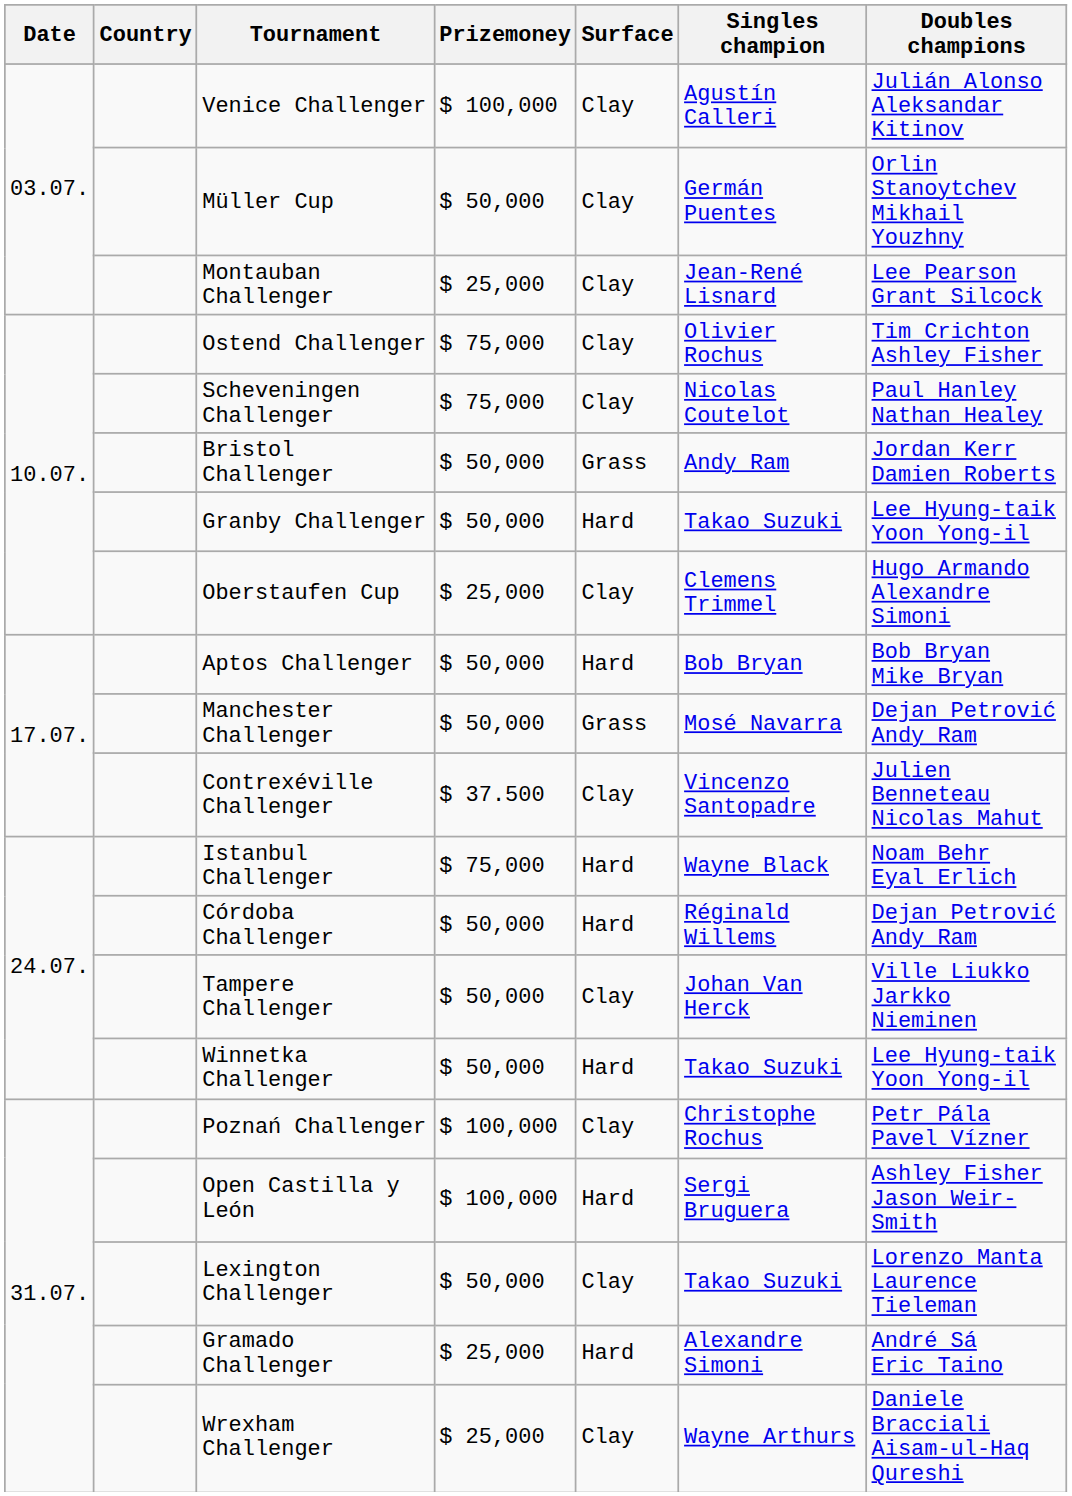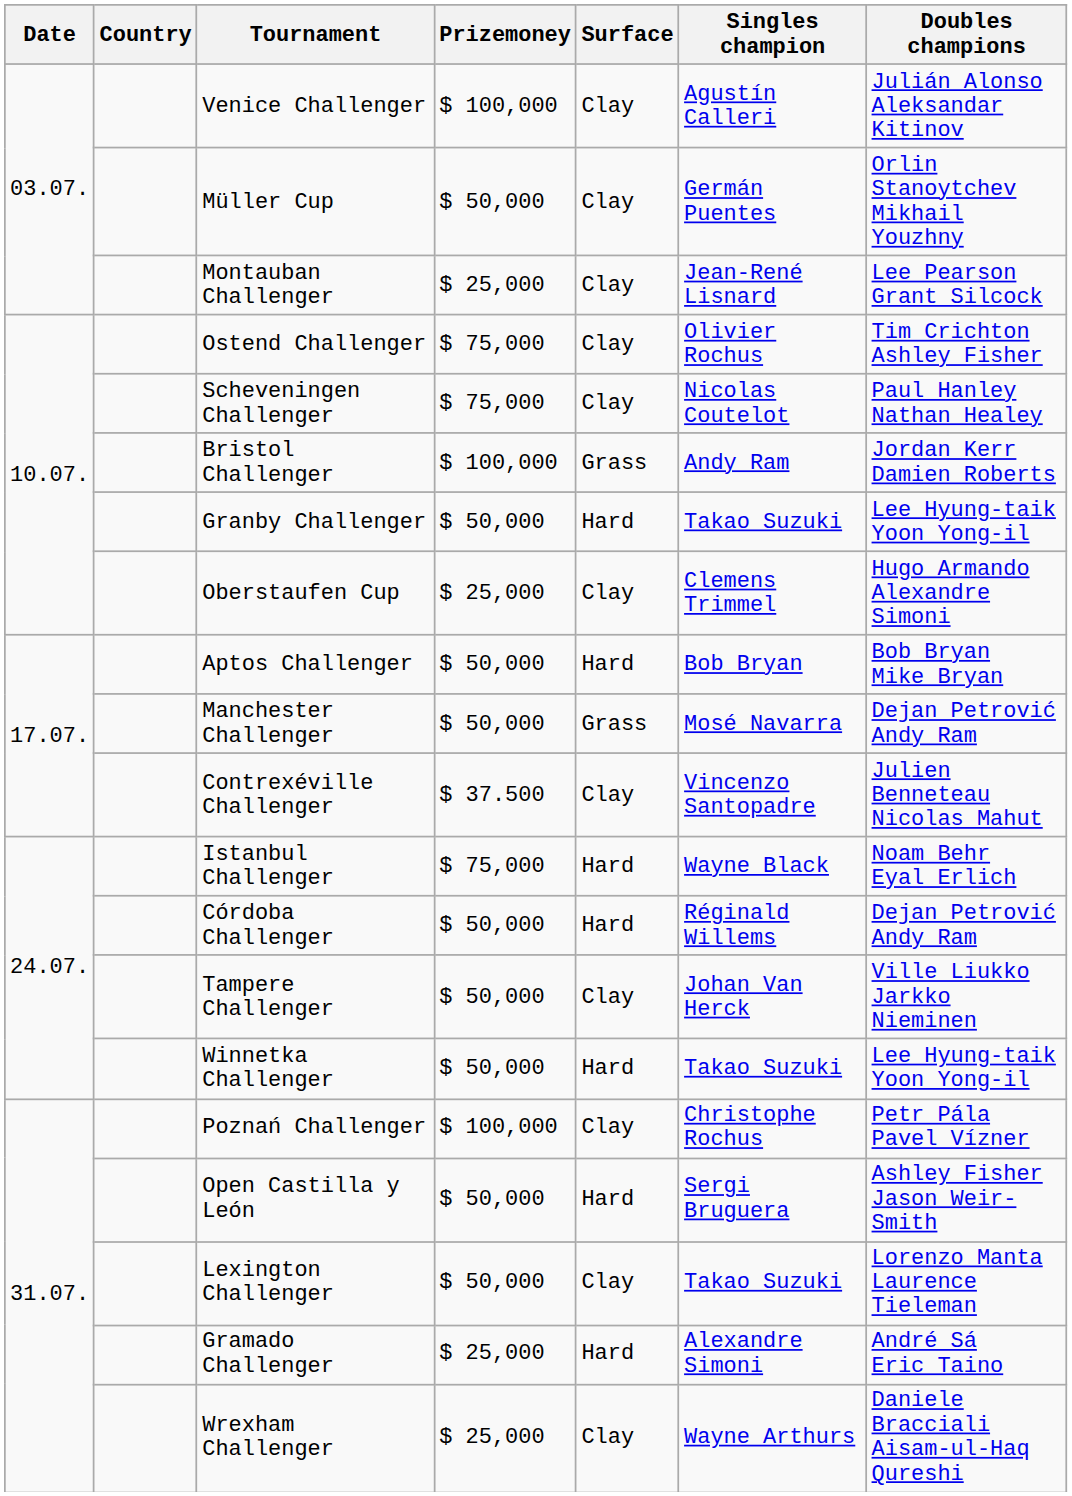(492, 462) $ 50,000 -> (499, 462) $ 100,000
(499, 1199) $ 100,000 -> (492, 1199) $ 50,000
